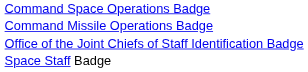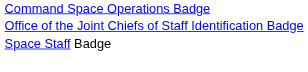- row: (109, 26)
